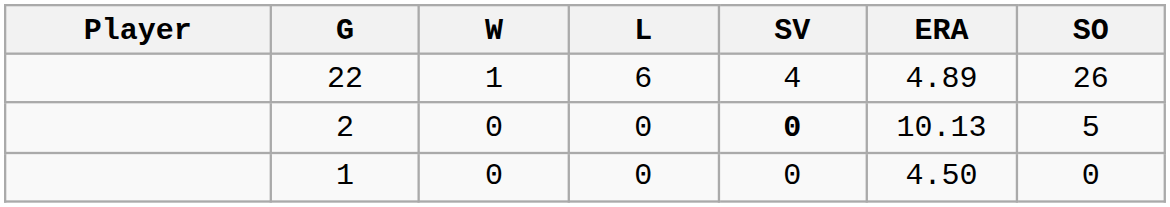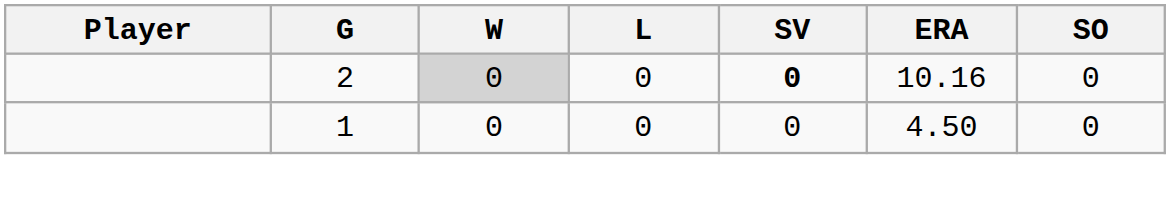- row: (345, 79)
(494, 128) no background -> (494, 79) lightgrey background
(942, 128) 10.13 -> (942, 79) 10.16
(1091, 128) 5 -> (1091, 79) 0
